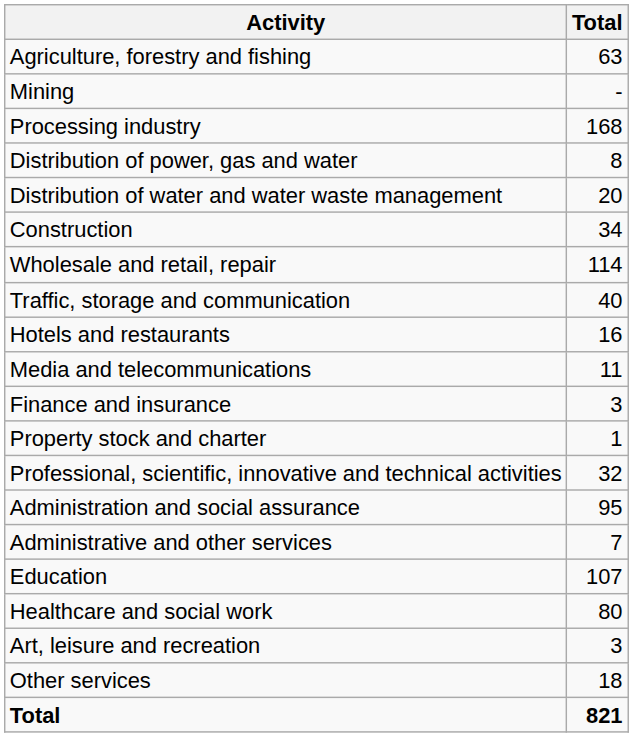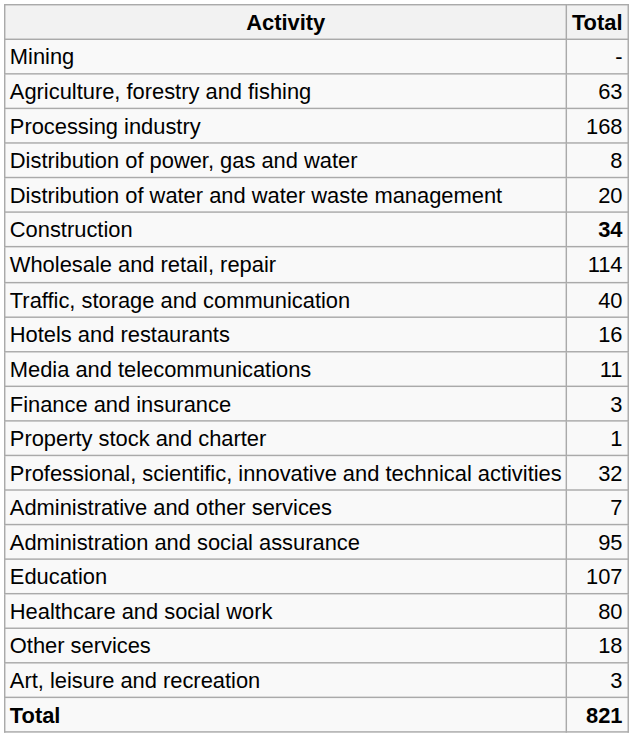rows swapped: (161, 57) <-> (42, 92)
(610, 230) normal -> (610, 230) bold
rows swapped: (171, 542) <-> (185, 507)
rows swapped: (135, 646) <-> (80, 681)
